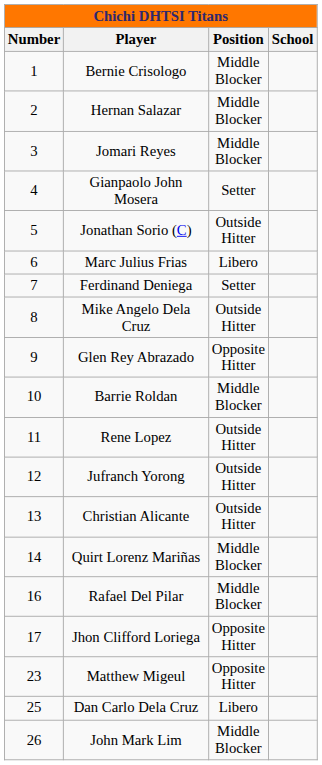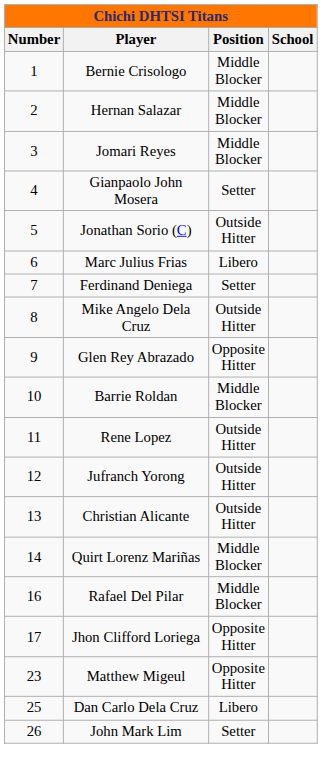(238, 739) Middle Blocker -> (238, 731) Setter
